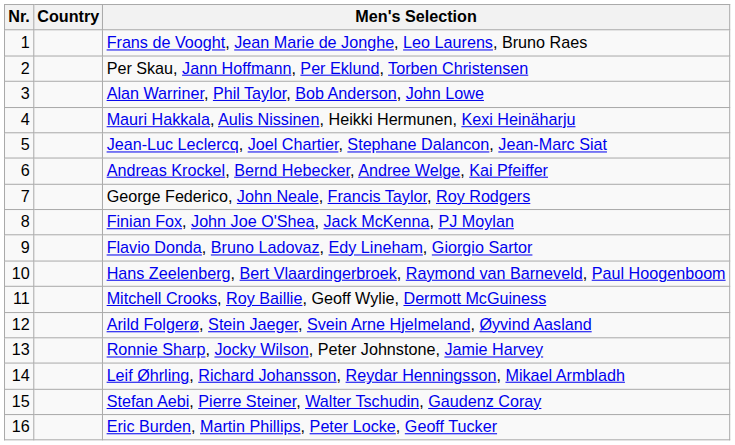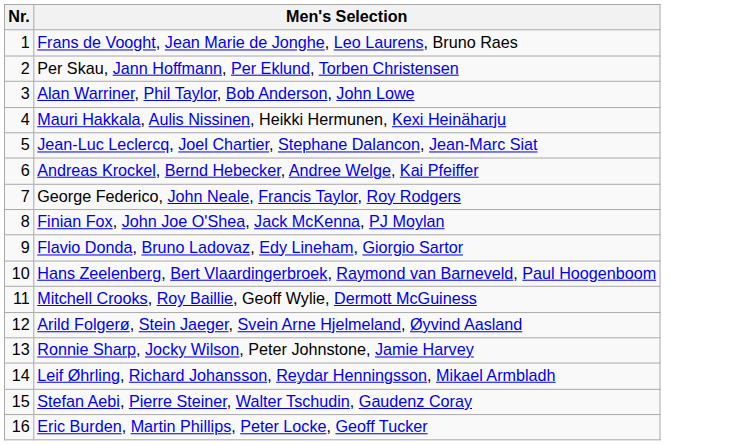- column: (68, 17)
